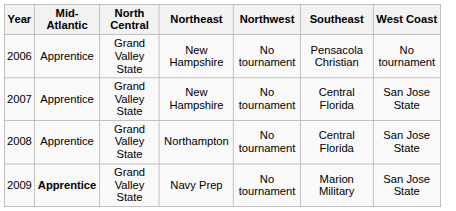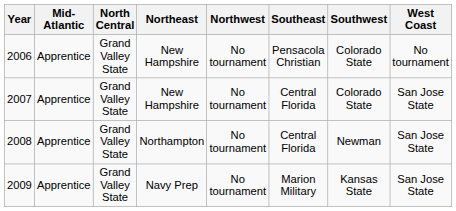+ column: (359, 19)
(67, 185) bold -> (64, 185) normal
